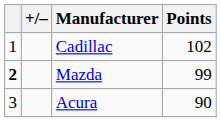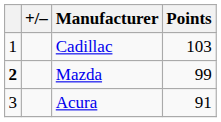(199, 46) 102 -> (199, 46) 103
(203, 102) 90 -> (203, 102) 91
